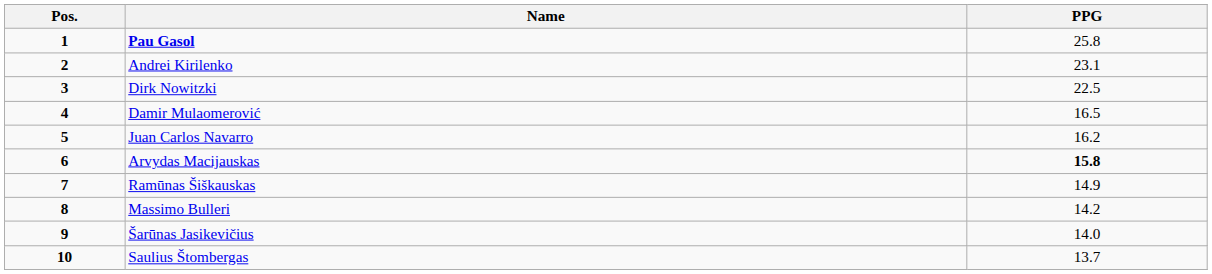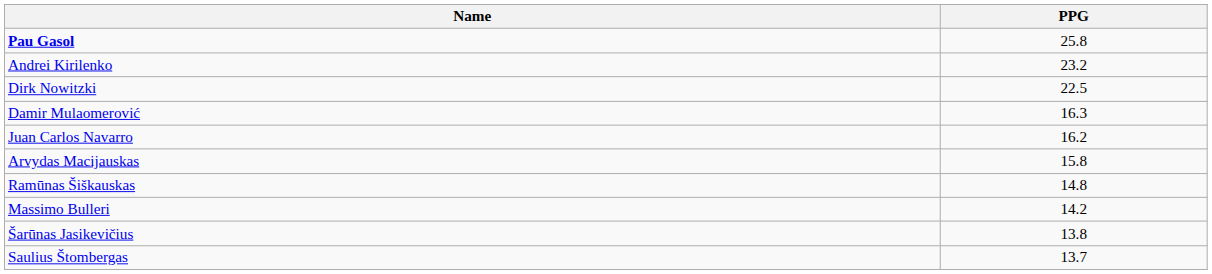- column: (65, 16)
(1087, 64) 23.1 -> (1074, 64) 23.2
(1087, 112) 16.5 -> (1074, 112) 16.3
(1087, 161) bold -> (1074, 161) normal
(1087, 185) 14.9 -> (1074, 185) 14.8
(1087, 233) 14.0 -> (1074, 233) 13.8
